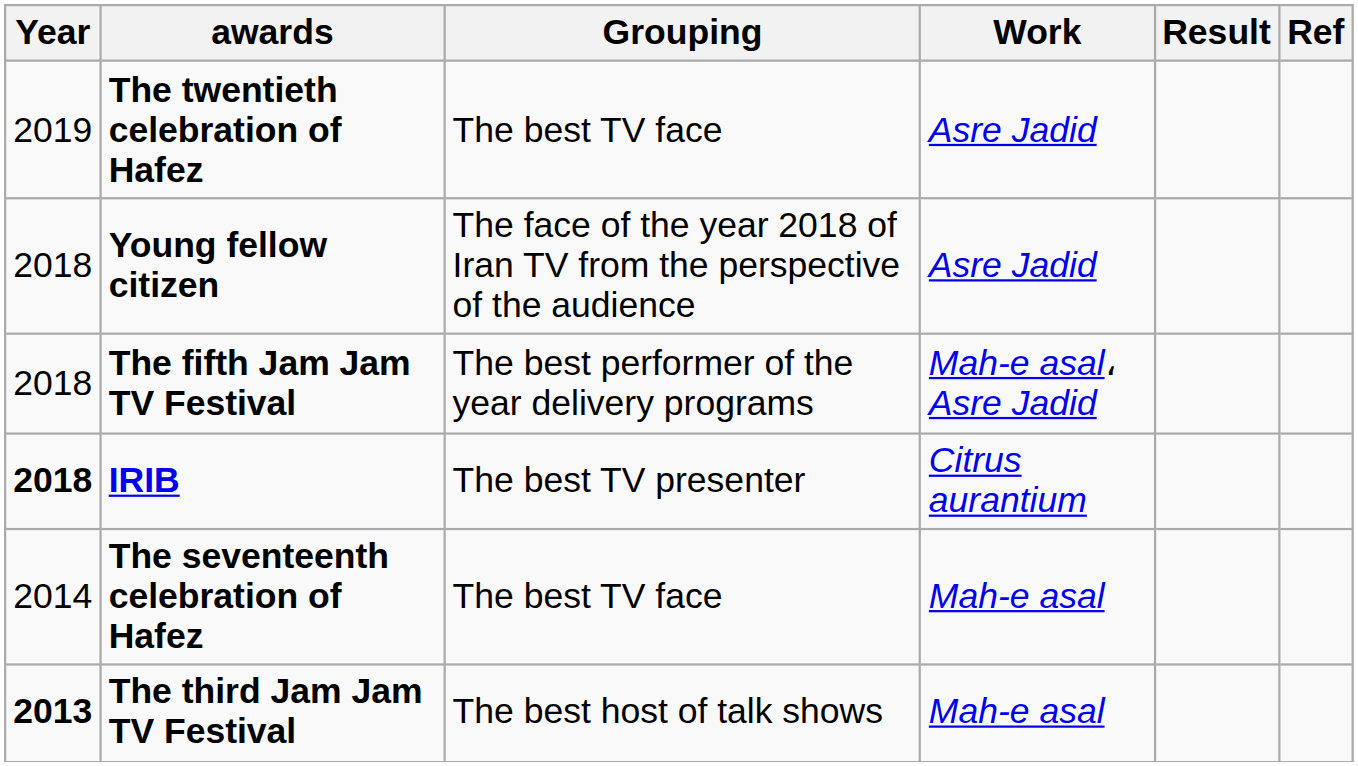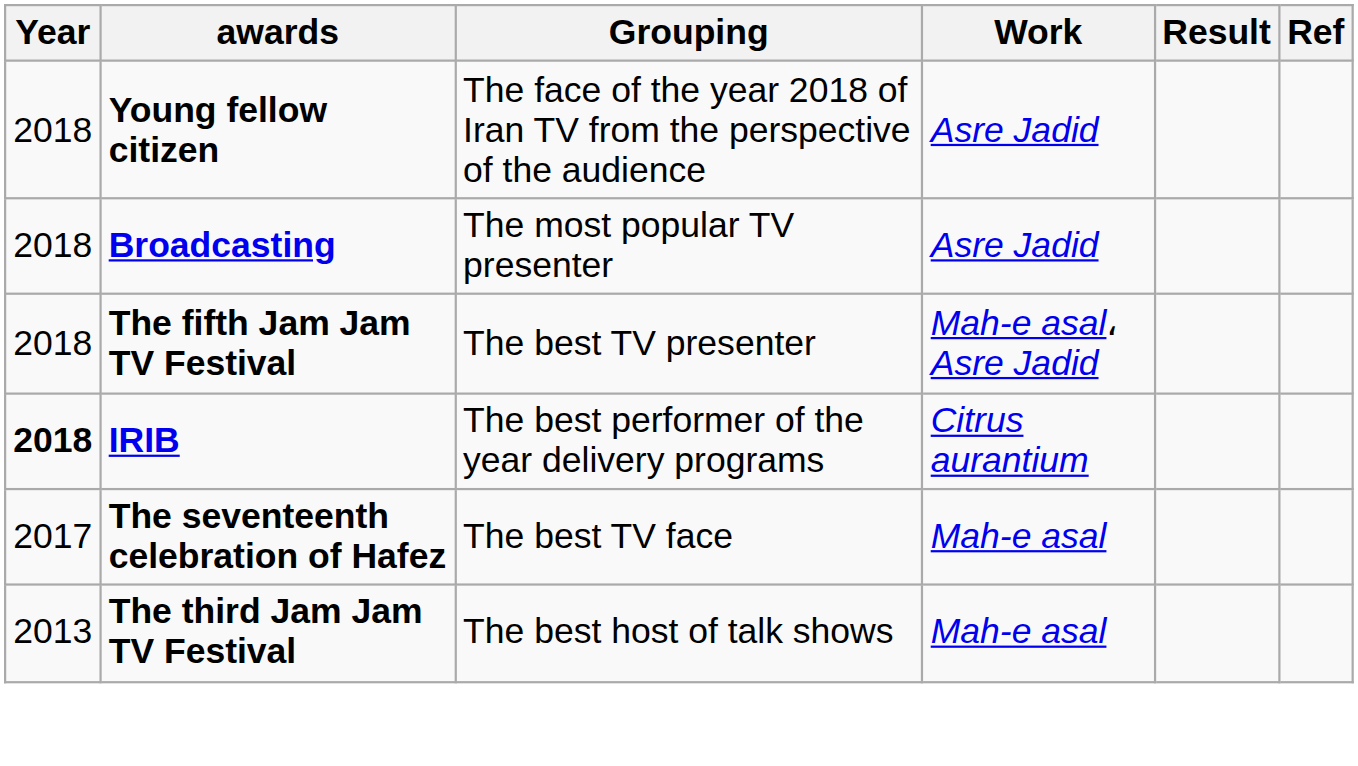- row: (225, 128)
+ row: (222, 245)
(653, 382) The best performer of the year delivery programs -> (639, 342) The best TV presenter
(629, 479) The best TV presenter -> (663, 440) The best performer of the year delivery programs
(53, 596) 2014 -> (53, 536) 2017
(53, 712) bold -> (53, 632) normal
